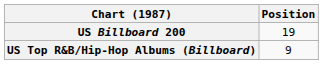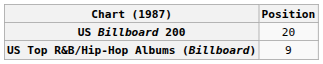(288, 32) 19 -> (288, 32) 20
